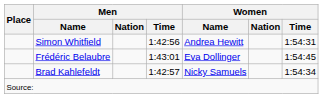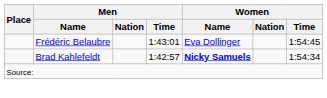- row: (68, 42)
(215, 72) normal -> (217, 57) bold
